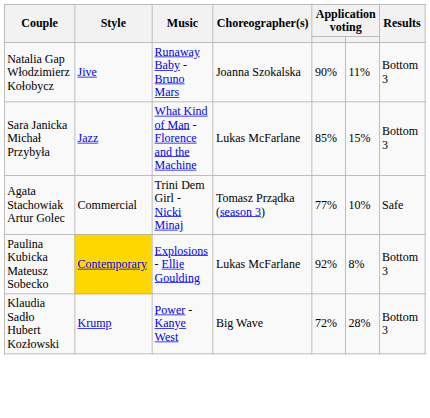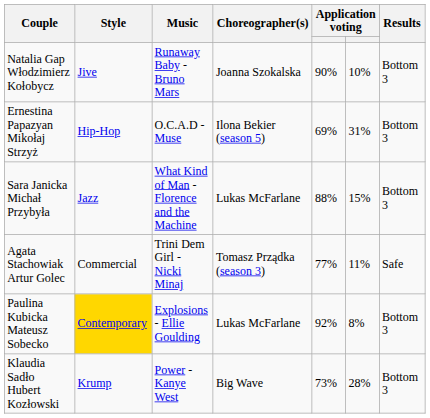(359, 72) 11% -> (359, 72) 10%
+ row: (30, 131)
(326, 138) 85% -> (326, 198) 88%
(359, 204) 10% -> (359, 264) 11%
(326, 323) 72% -> (326, 383) 73%
